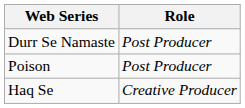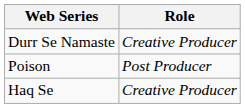(167, 41) Post Producer -> (179, 41) Creative Producer
